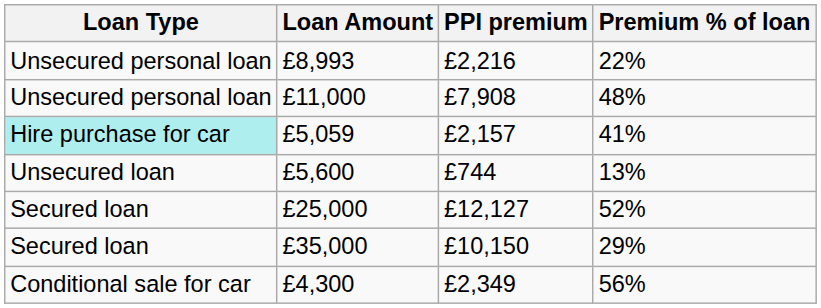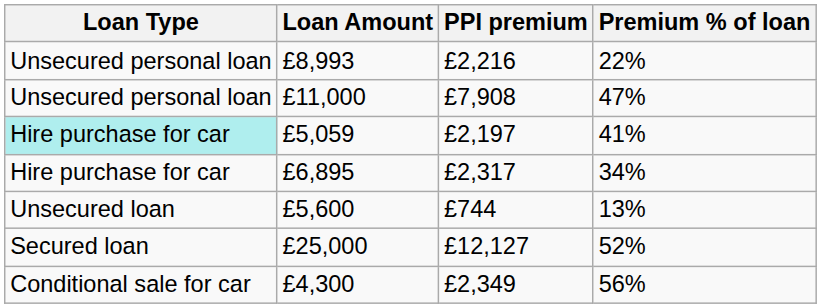(622, 97) 48% -> (622, 97) 47%
(480, 135) £2,157 -> (480, 135) £2,197
+ row: (318, 172)
- row: (325, 246)
